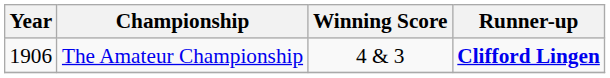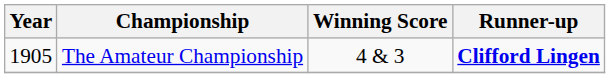(31, 55) 1906 -> (31, 55) 1905
